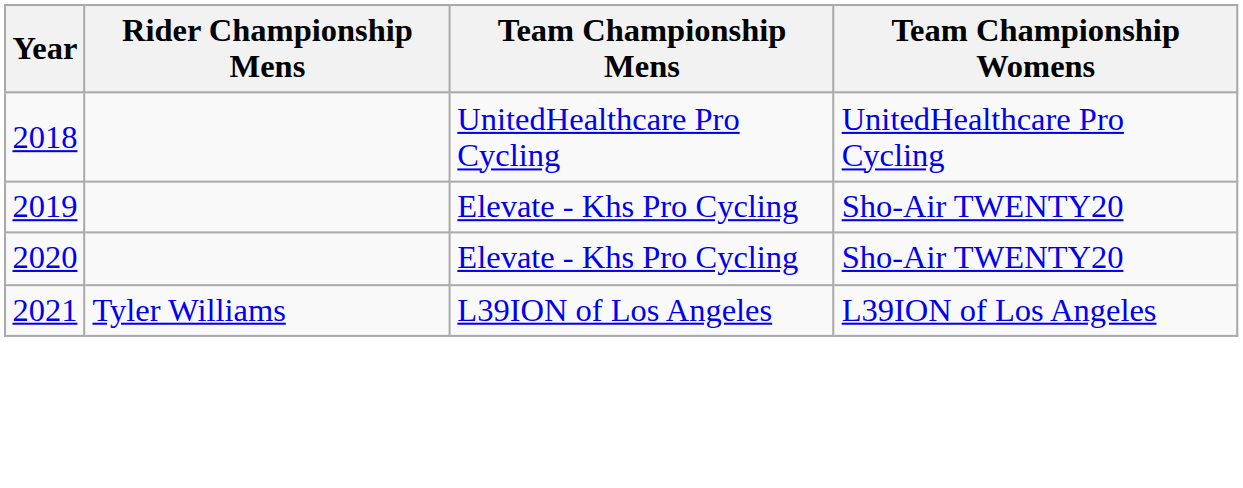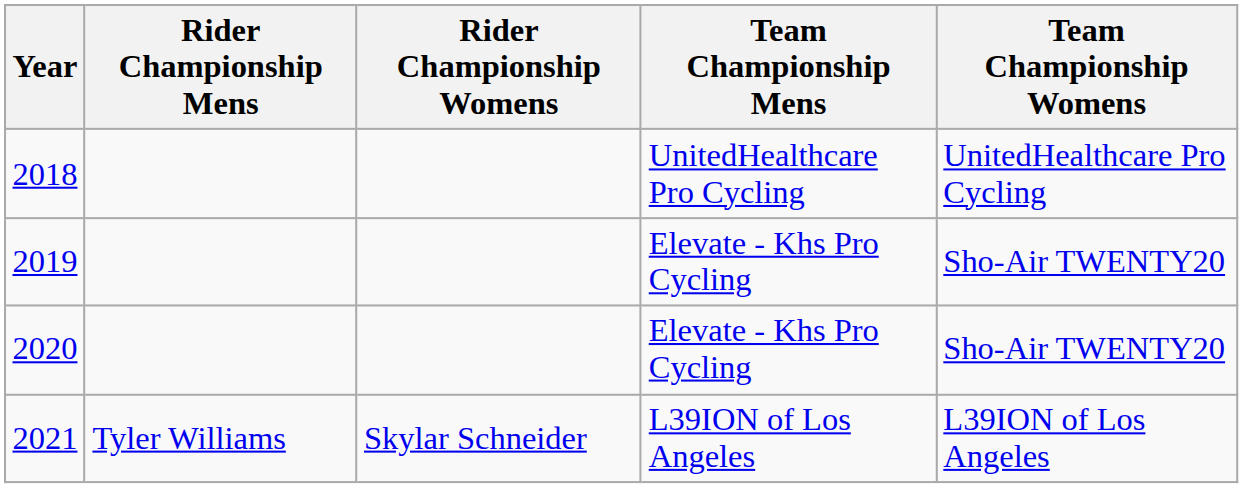+ column: (499, 66)
